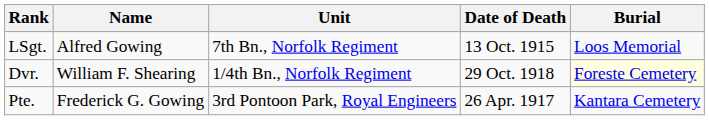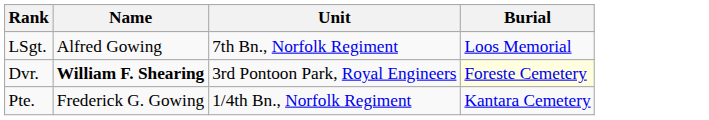- column: (515, 18)
(126, 73) normal -> (131, 73) bold
(312, 73) 1/4th Bn., Norfolk Regiment -> (334, 73) 3rd Pontoon Park, Royal Engineers
(334, 100) 3rd Pontoon Park, Royal Engineers -> (312, 100) 1/4th Bn., Norfolk Regiment
